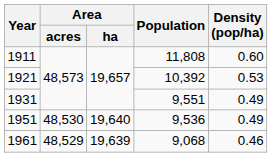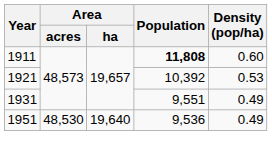(185, 57) normal -> (185, 57) bold
- row: (22, 141)
